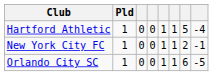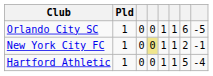rows swapped: (59, 29) <-> (53, 62)
(153, 46) no background -> (153, 46) khaki background
